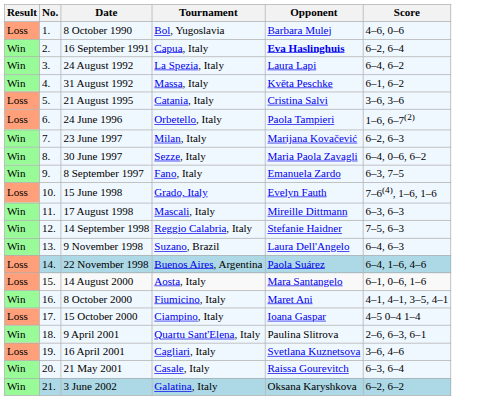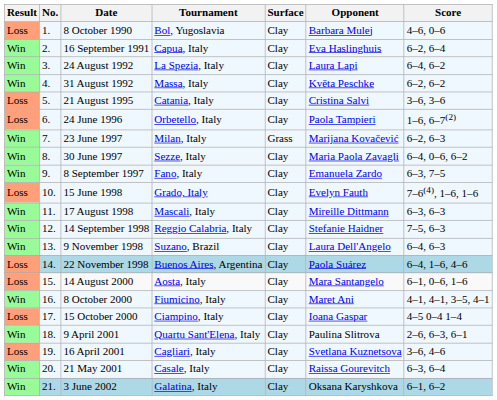+ column: (286, 13)
(306, 48) bold -> (345, 48) normal
(385, 83) 6–1, 6–2 -> (426, 83) 6–2, 6–2
(385, 386) 6–2, 6–2 -> (426, 386) 6–1, 6–2
